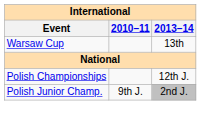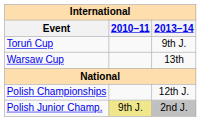+ row: (30, 44)
(130, 92) no background -> (130, 108) khaki background
